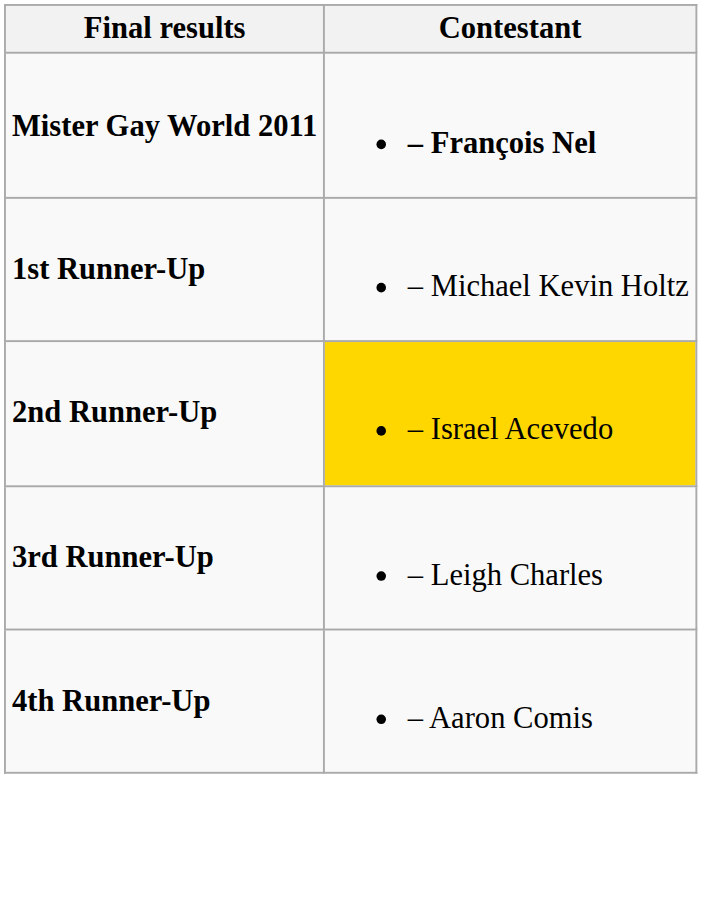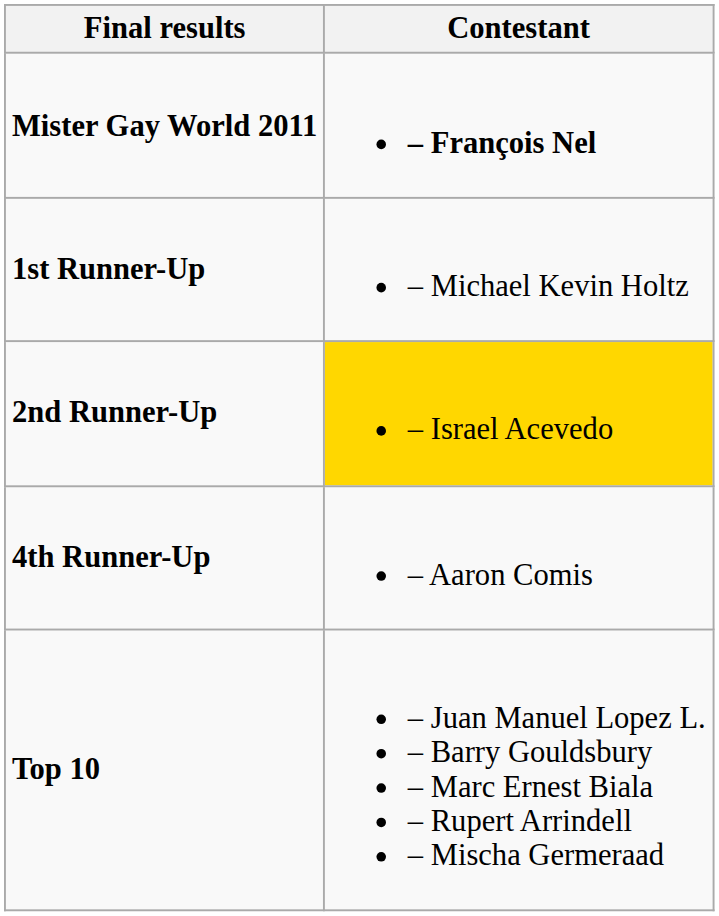- row: (113, 556)
+ row: (56, 769)
